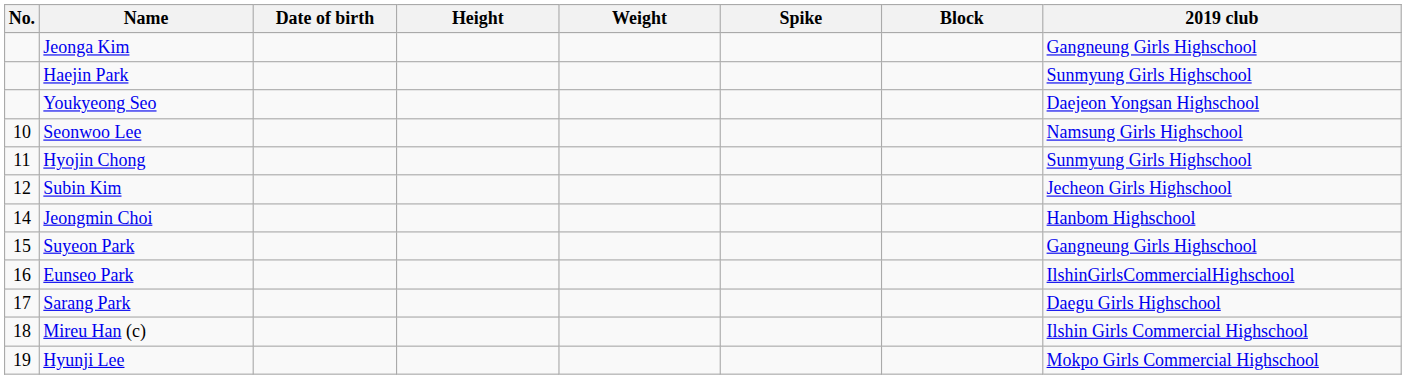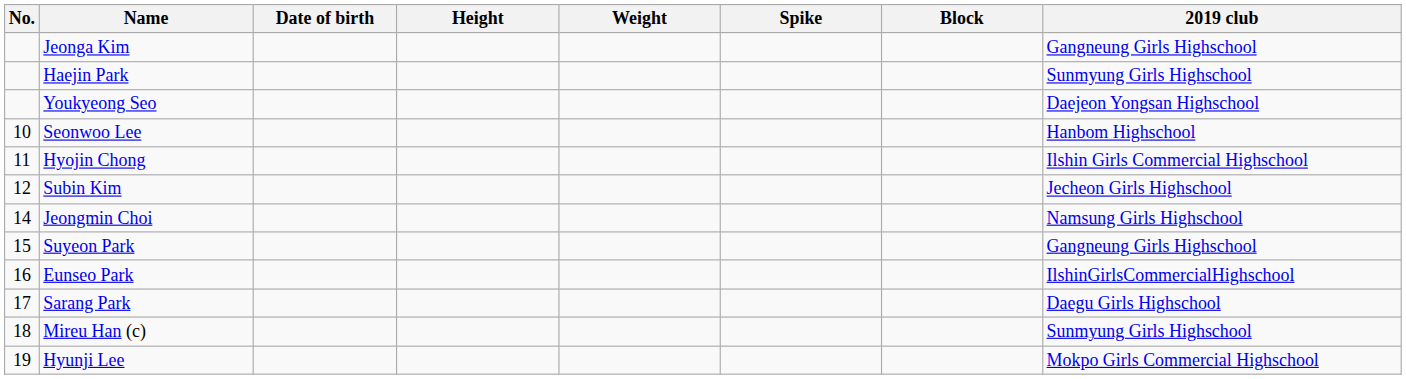(1145, 132) Namsung Girls Highschool -> (1121, 132) Hanbom Highschool
(1149, 160) Sunmyung Girls Highschool -> (1177, 160) Ilshin Girls Commercial Highschool
(1121, 217) Hanbom Highschool -> (1145, 217) Namsung Girls Highschool
(1177, 331) Ilshin Girls Commercial Highschool -> (1149, 331) Sunmyung Girls Highschool
